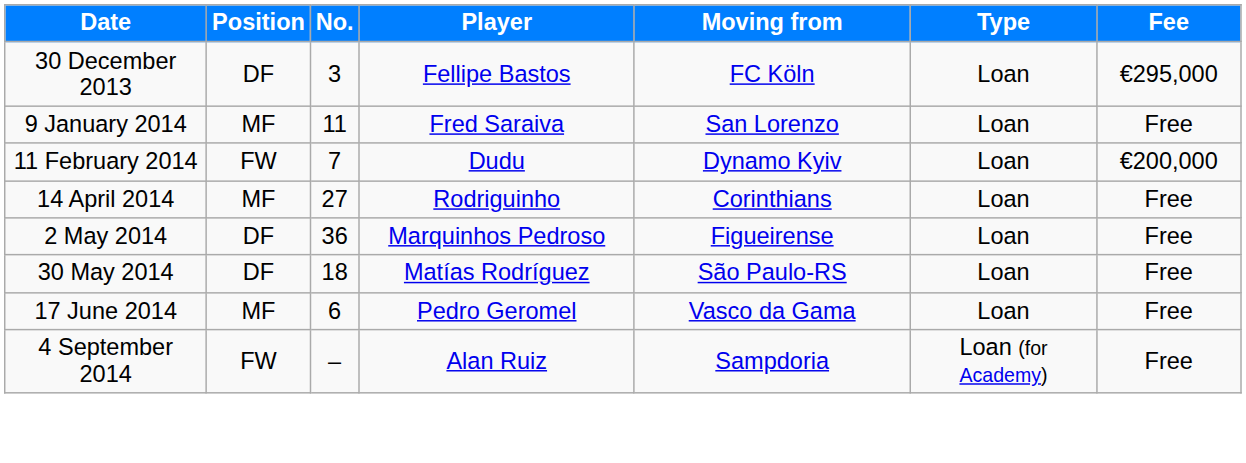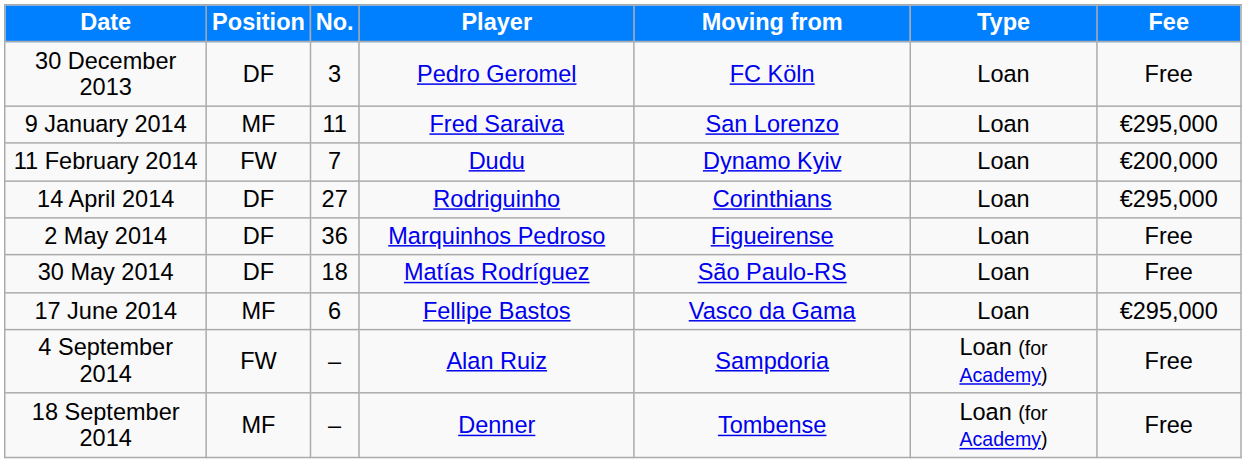(497, 73) Fellipe Bastos -> (497, 73) Pedro Geromel
(1169, 73) €295,000 -> (1169, 73) Free
(1169, 124) Free -> (1169, 124) €295,000
(258, 198) MF -> (258, 198) DF
(1169, 198) Free -> (1169, 198) €295,000
(497, 310) Pedro Geromel -> (497, 310) Fellipe Bastos
(1169, 310) Free -> (1169, 310) €295,000
+ row: (106, 425)
